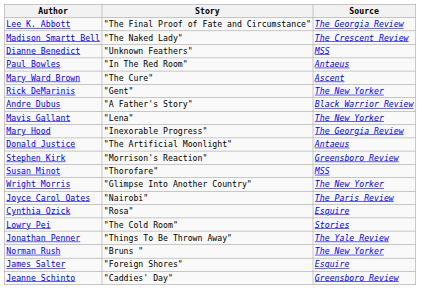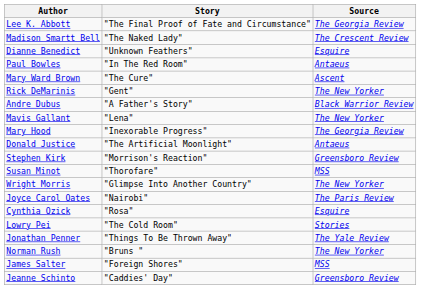(322, 51) MSS -> (332, 51) Esquire
(332, 265) Esquire -> (322, 265) MSS
